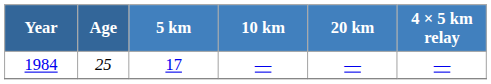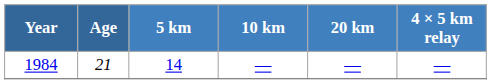(103, 65) 25 -> (103, 65) 21
(174, 65) 17 -> (174, 65) 14
